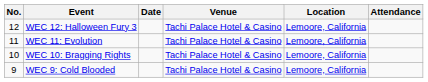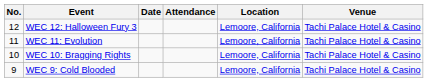columns swapped: (223, 12) <-> (396, 12)
